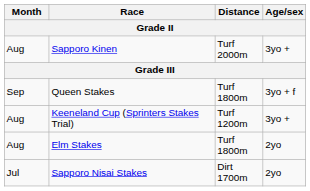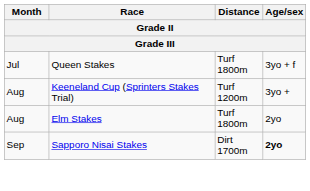- row: (84, 49)
(15, 92) Sep -> (13, 65) Jul
(13, 172) Jul -> (15, 145) Sep
(273, 172) normal -> (274, 145) bold
